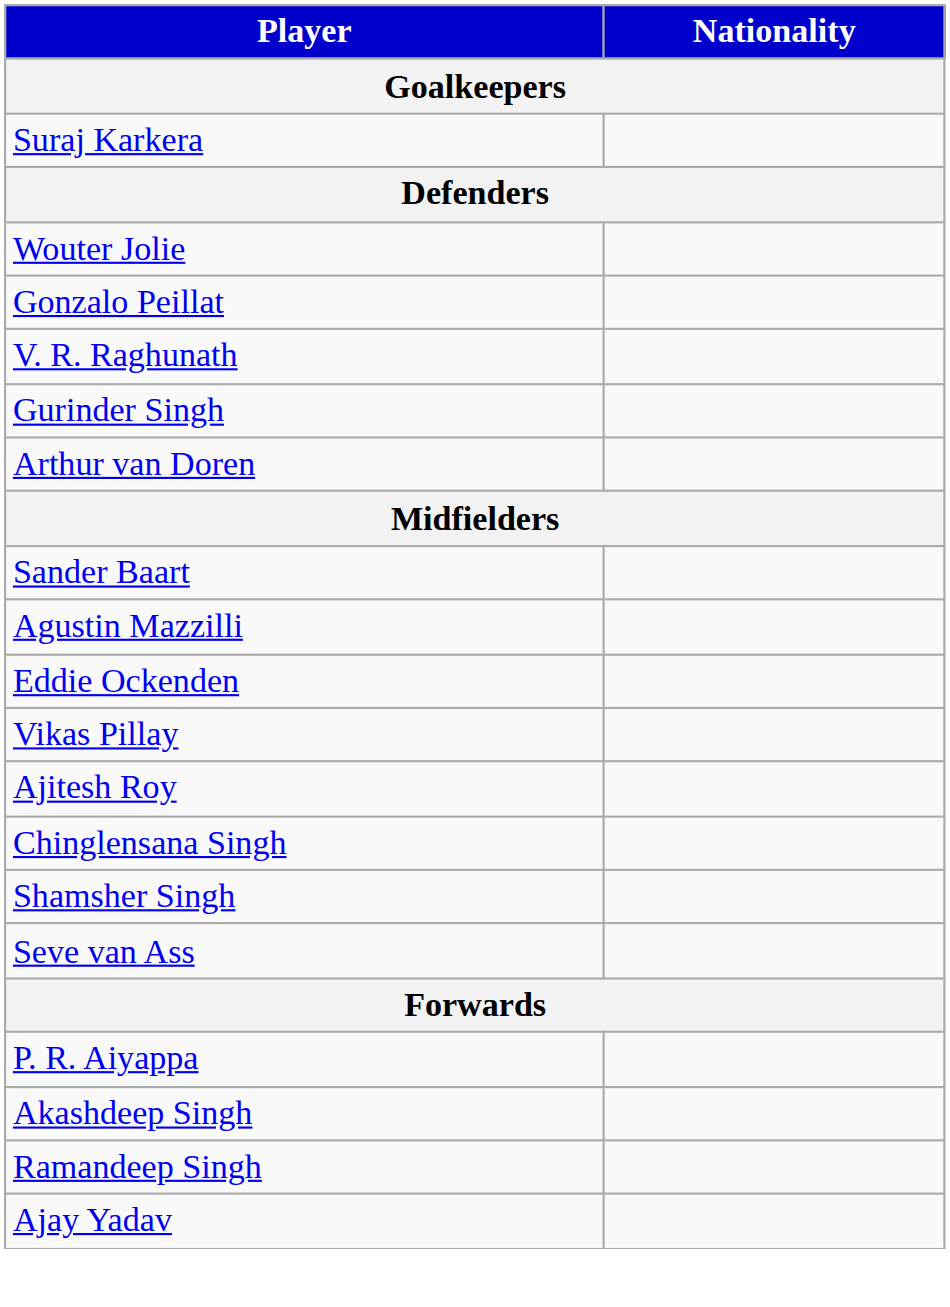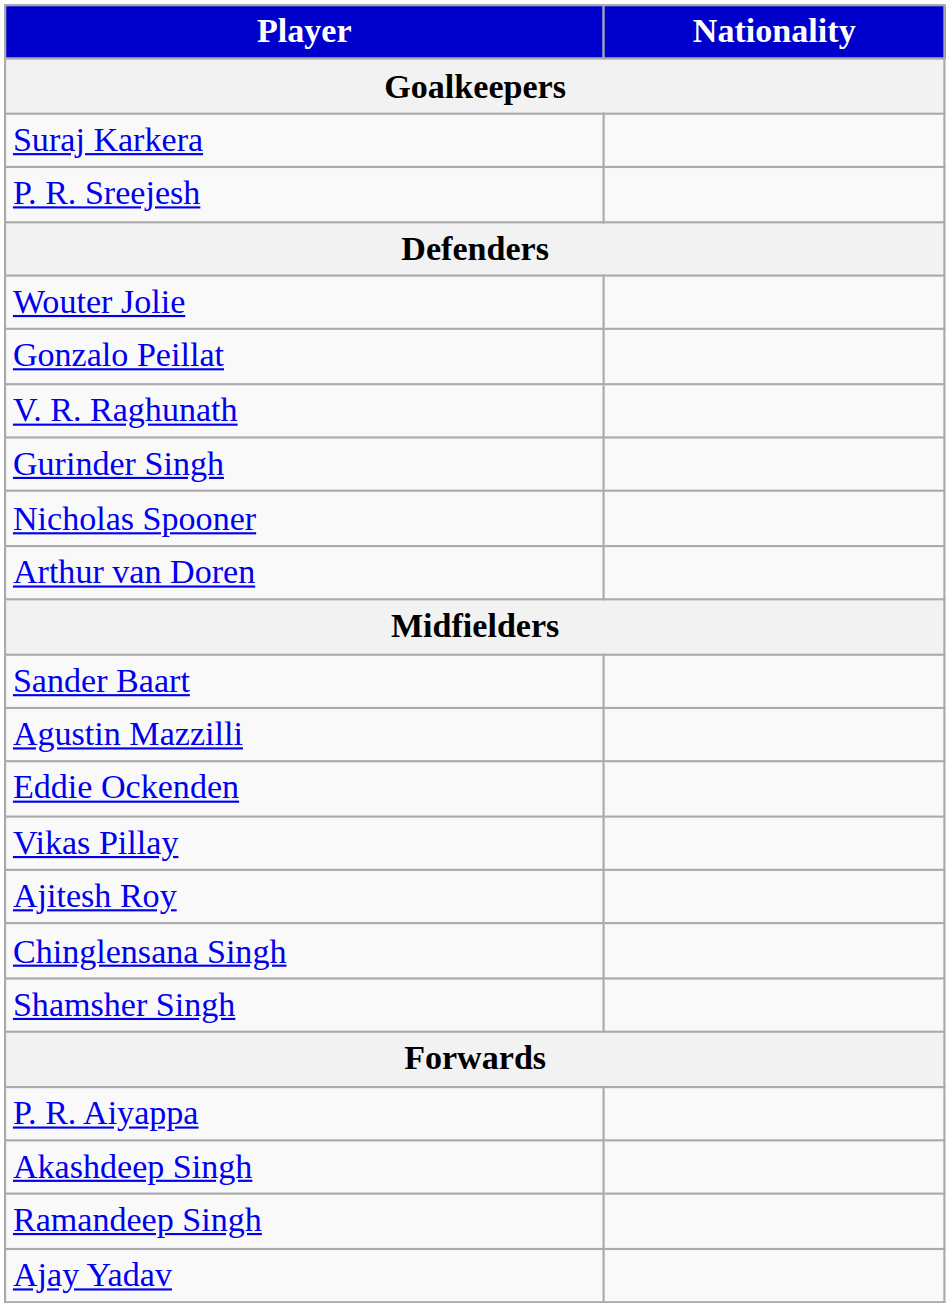+ row: (107, 193)
+ row: (135, 517)
- row: (104, 950)
